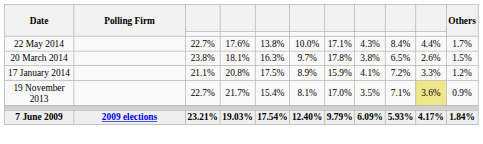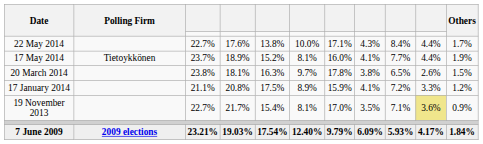+ row: (39, 59)
